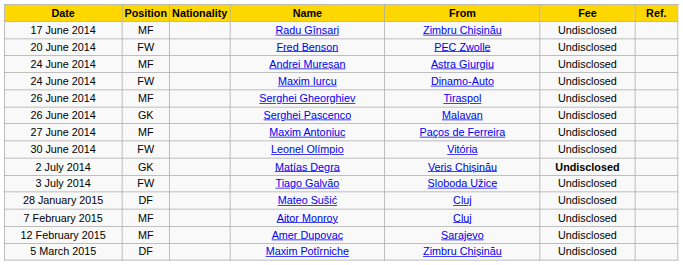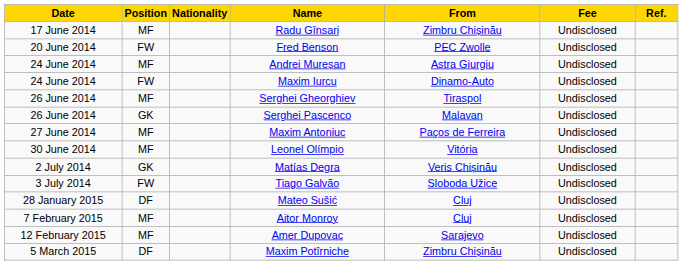(146, 150) FW -> (146, 150) MF
(587, 167) bold -> (587, 167) normal
